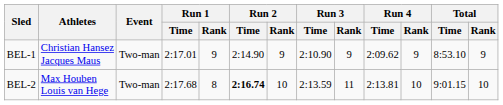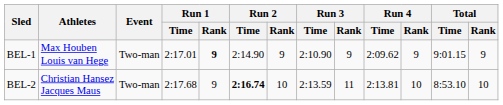(77, 55) Christian Hansez Jacques Maus -> (75, 55) Max Houben Louis van Hege
(214, 55) normal -> (214, 55) bold
(450, 55) 8:53.10 -> (450, 55) 9:01.15
(75, 85) Max Houben Louis van Hege -> (77, 85) Christian Hansez Jacques Maus
(214, 85) 8 -> (214, 85) 9
(450, 85) 9:01.15 -> (450, 85) 8:53.10
